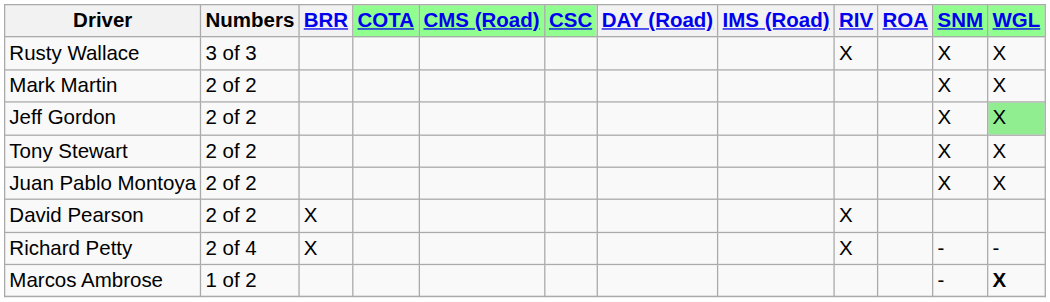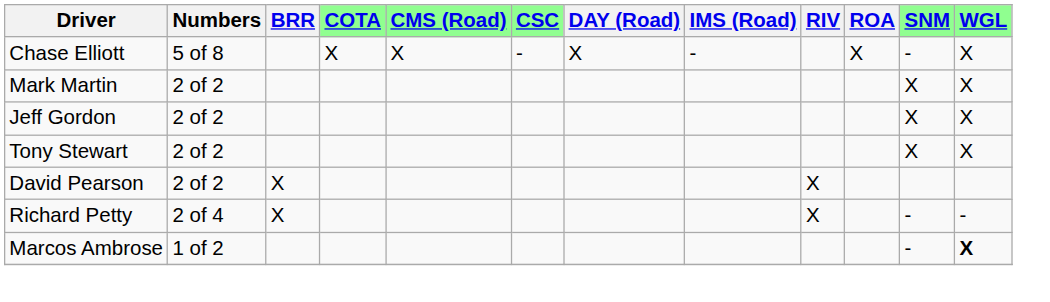+ row: (67, 53)
- row: (74, 53)
(999, 118) lightgreen background -> (966, 118) no background
- row: (103, 183)
